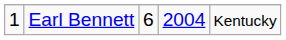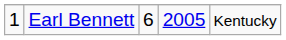(184, 19) 2004 -> (184, 19) 2005
